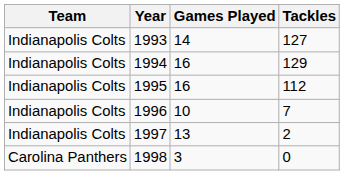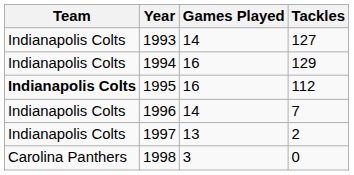(67, 87) normal -> (72, 87) bold
(182, 110) 10 -> (191, 110) 14
